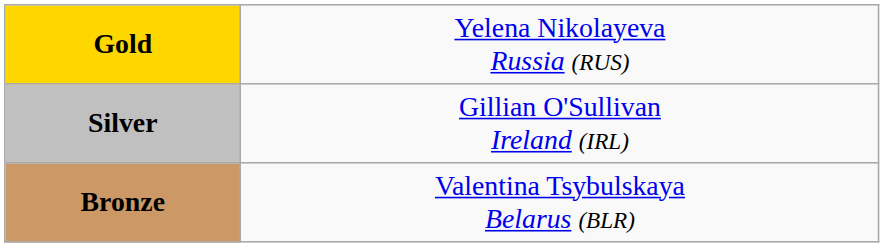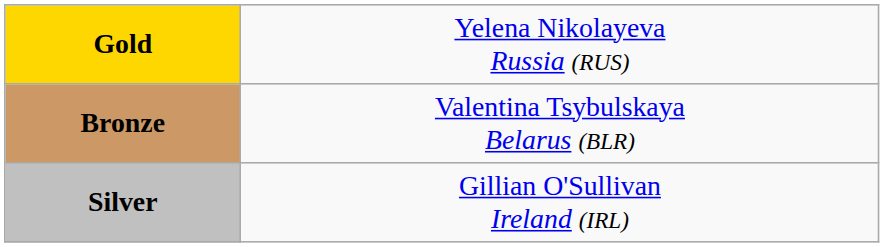rows swapped: (123, 122) <-> (123, 201)
